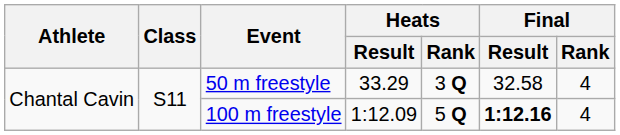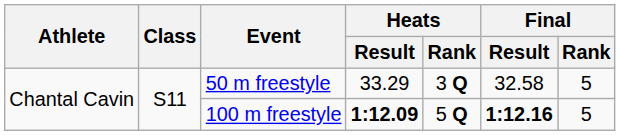(585, 84) 4 -> (586, 84) 5
(384, 115) normal -> (385, 115) bold
(585, 115) 4 -> (586, 115) 5
